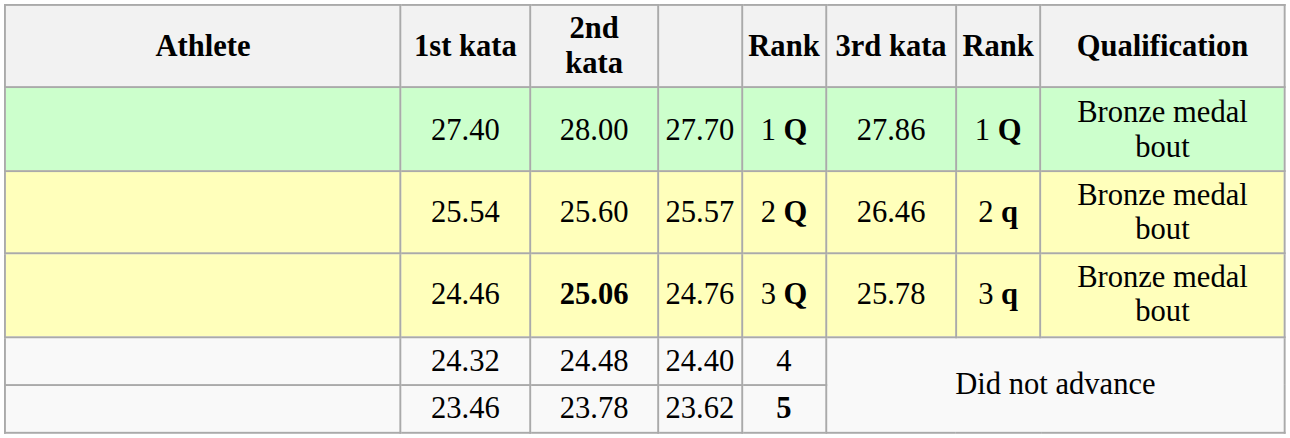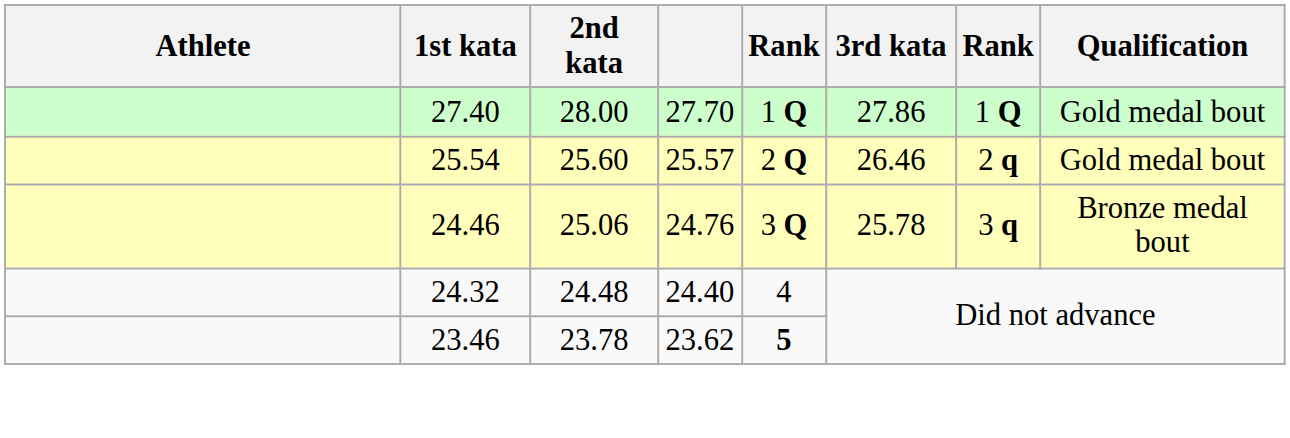(1162, 128) Bronze medal bout -> (1162, 111) Gold medal bout
(1162, 211) Bronze medal bout -> (1162, 160) Gold medal bout
(594, 294) bold -> (594, 225) normal
